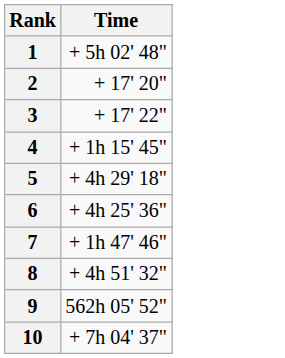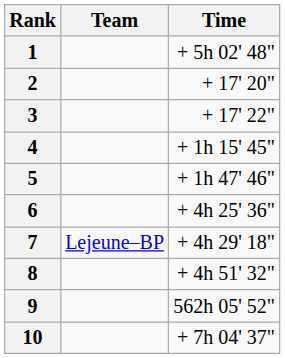+ column: (115, 20)
(118, 178) + 4h 29' 18" -> (226, 178) + 1h 47' 46"
(118, 242) + 1h 47' 46" -> (226, 242) + 4h 29' 18"
